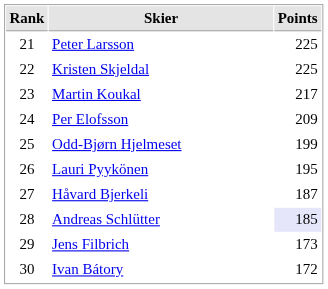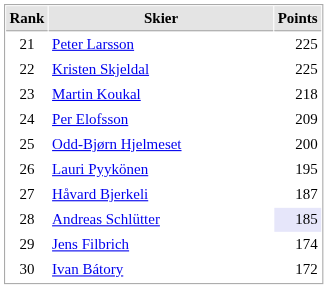(306, 94) 217 -> (306, 94) 218
(306, 144) 199 -> (306, 144) 200
(306, 244) 173 -> (306, 244) 174
